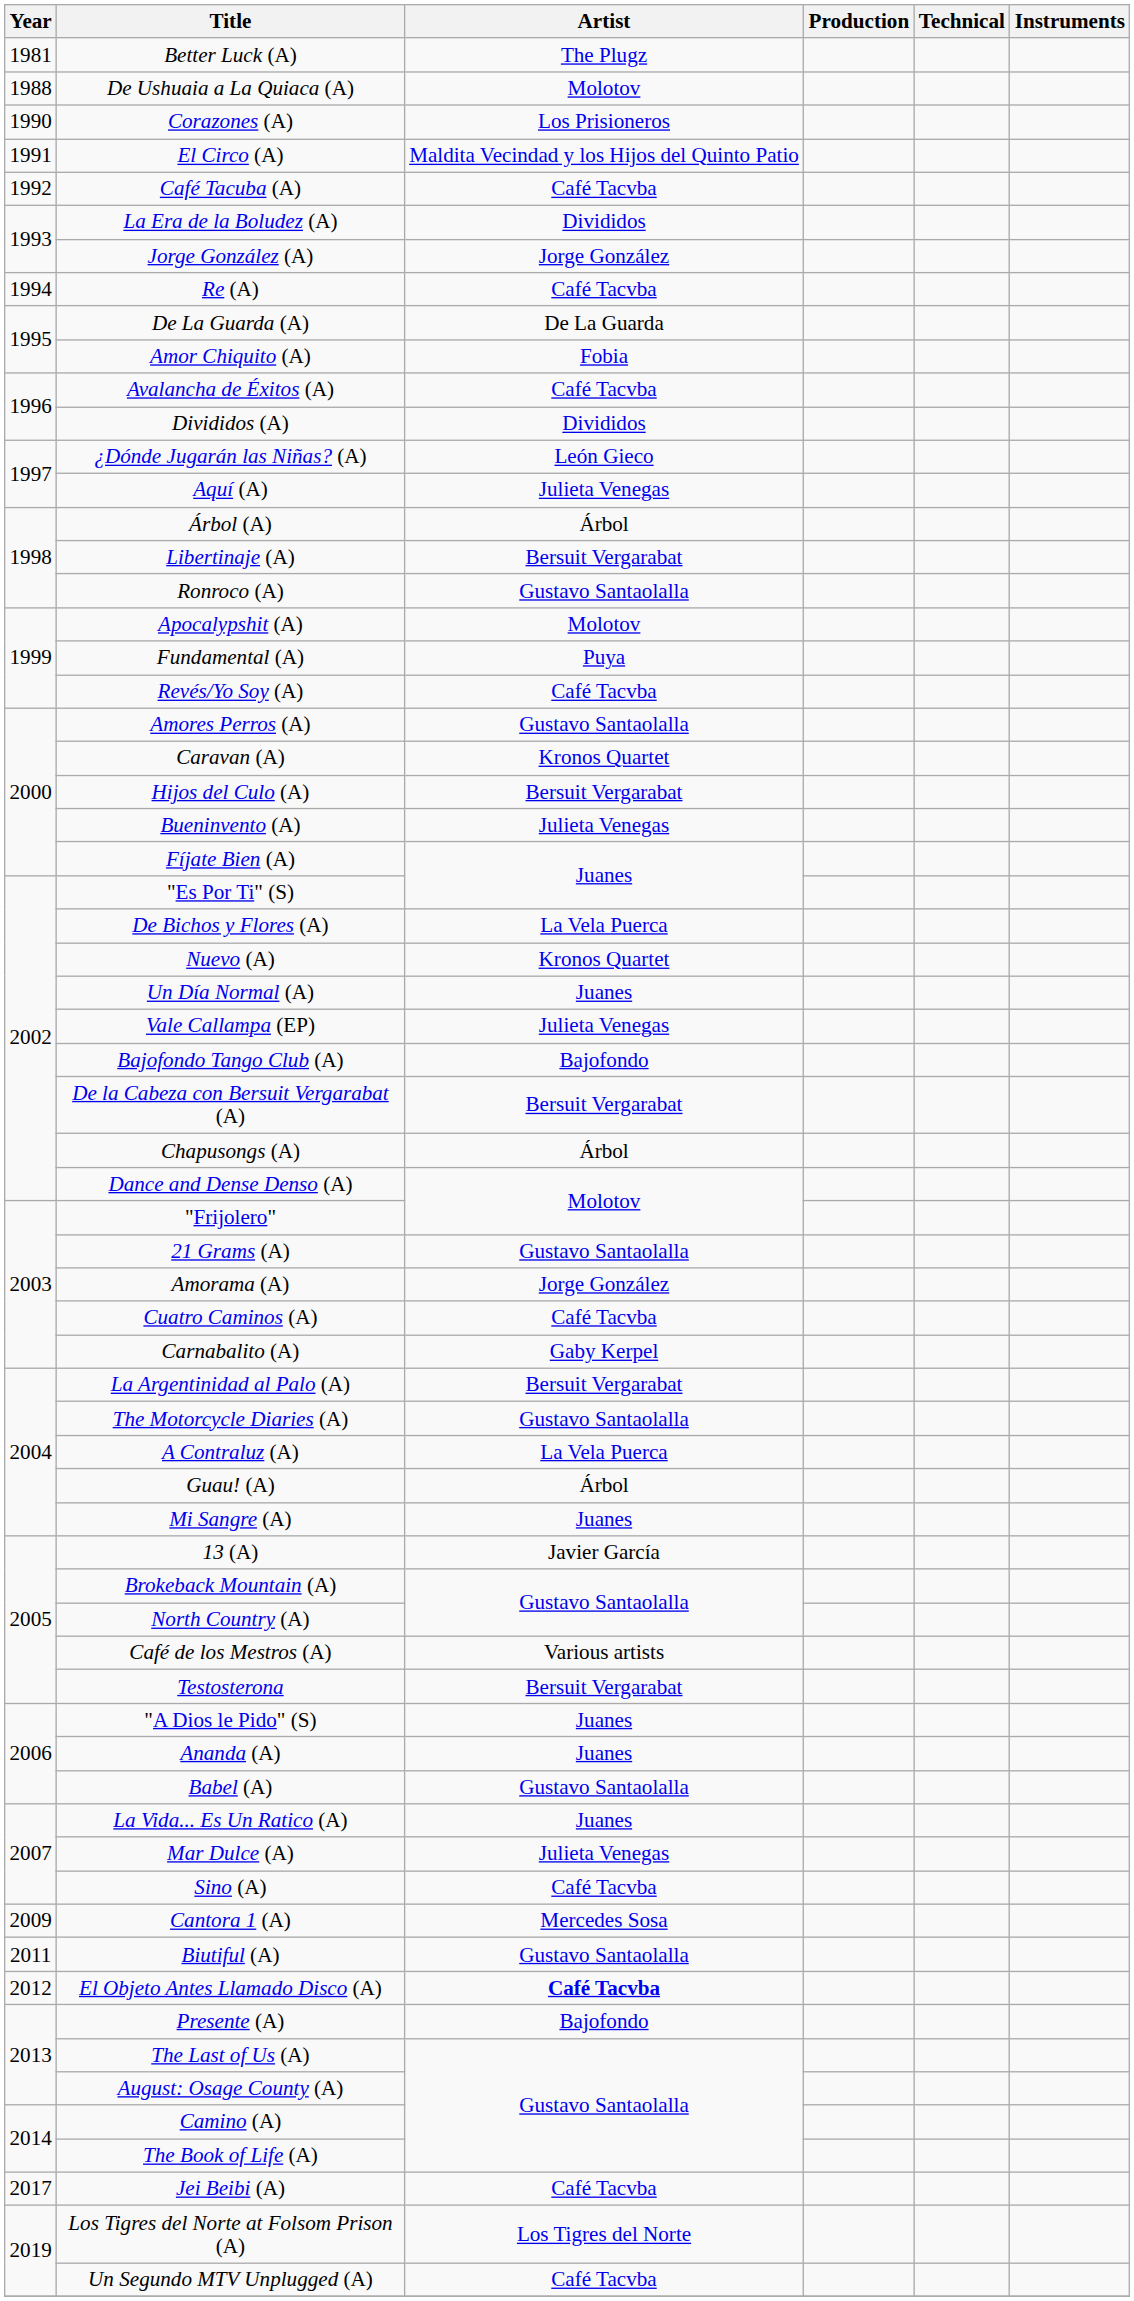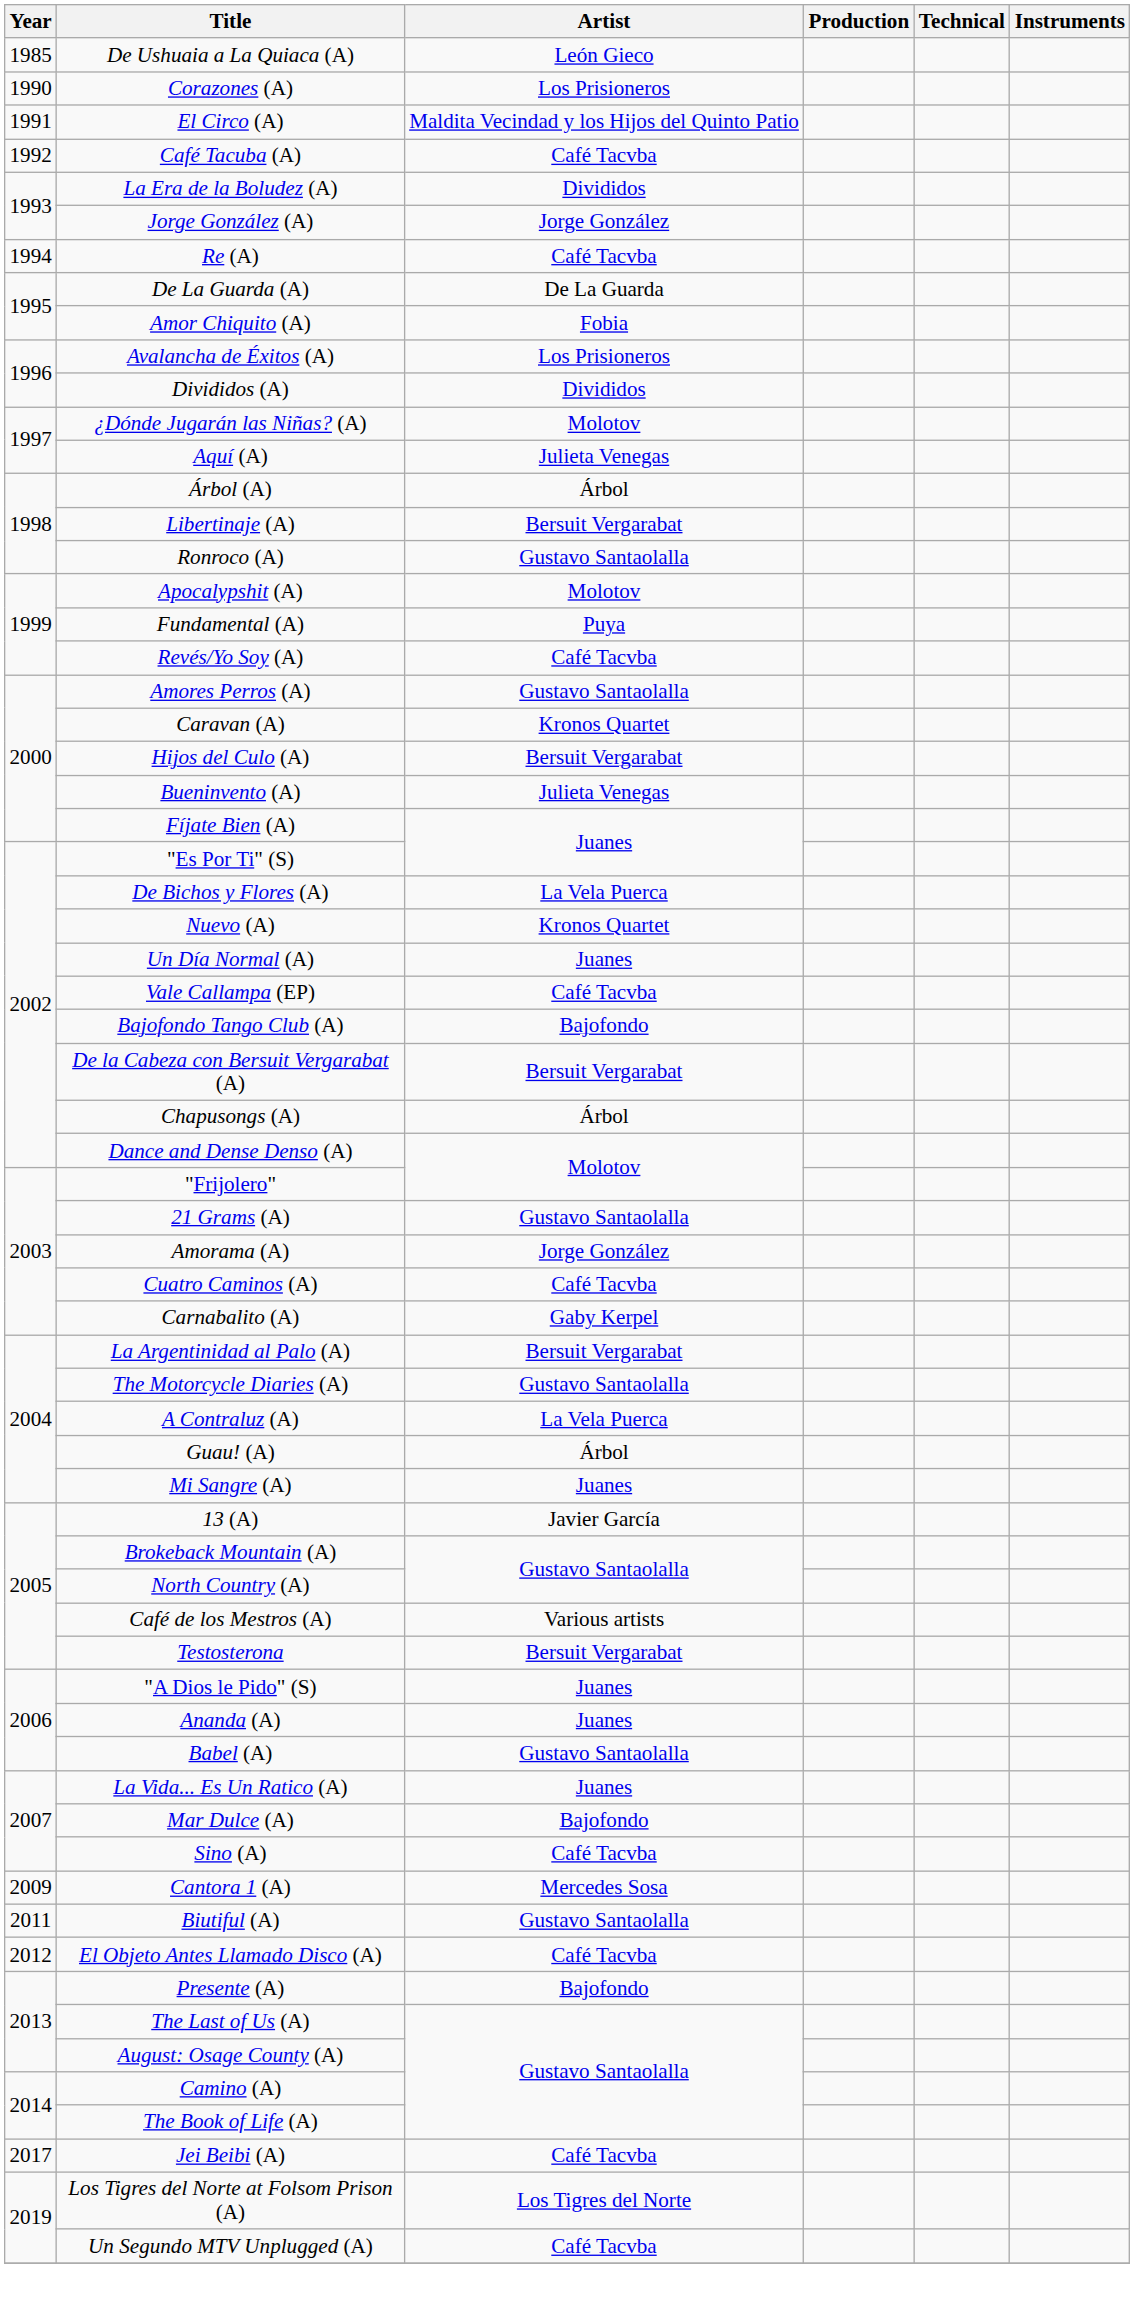- row: (230, 54)
(31, 88) 1988 -> (31, 54) 1985
(604, 88) Molotov -> (604, 54) León Gieco
(604, 389) Café Tacvba -> (604, 356) Los Prisioneros
(604, 456) León Gieco -> (604, 423) Molotov
(604, 1026) Julieta Venegas -> (604, 992) Café Tacvba
(604, 1853) Julieta Venegas -> (604, 1820) Bajofondo
(604, 1987) bold -> (604, 1954) normal
